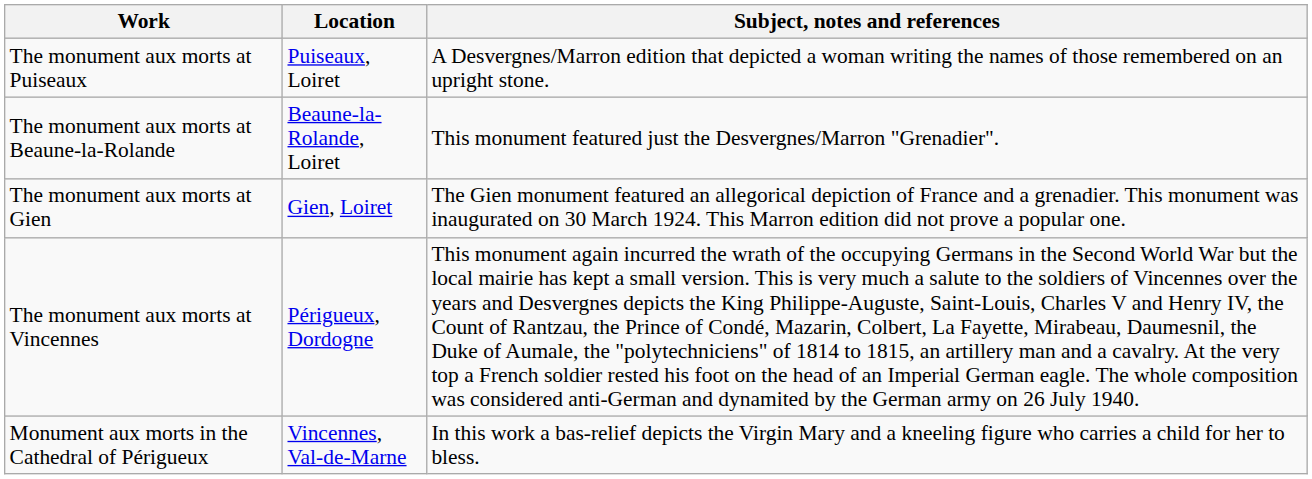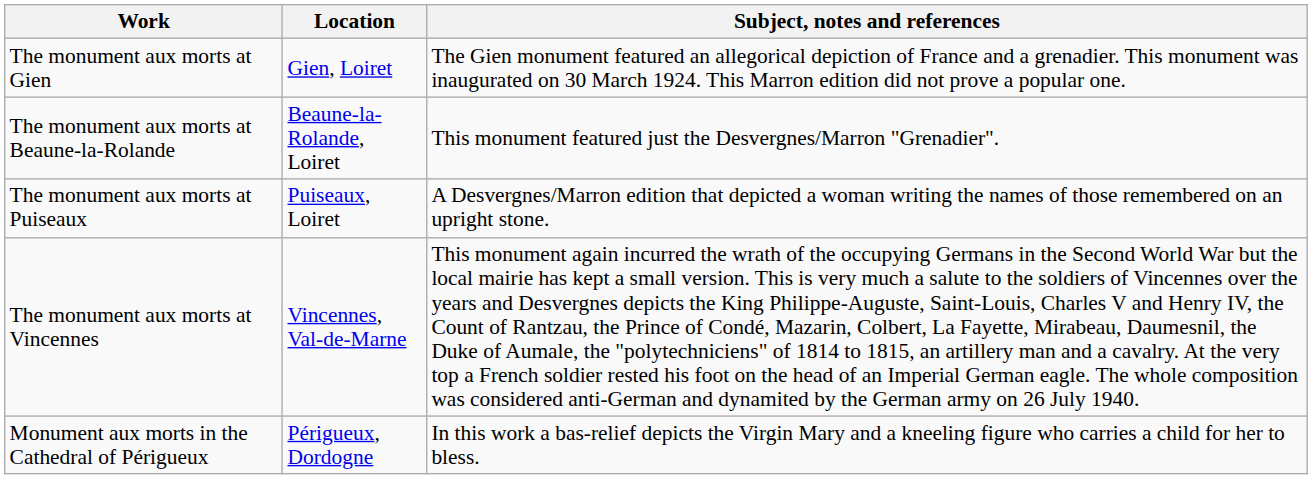rows swapped: (130, 207) <-> (130, 67)
(334, 326) Périgueux, Dordogne -> (347, 326) Vincennes, Val-de-Marne
(347, 444) Vincennes, Val-de-Marne -> (334, 444) Périgueux, Dordogne
